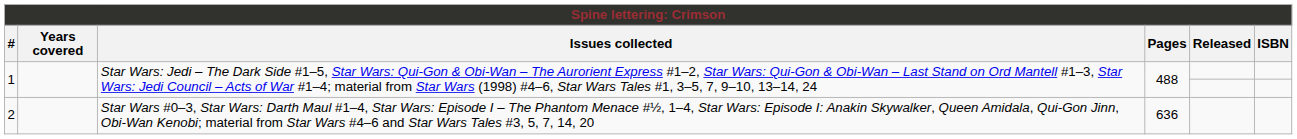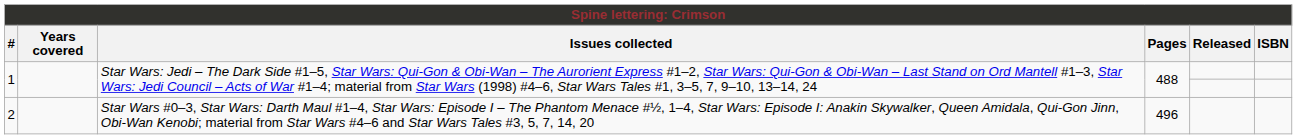(1167, 115) 636 -> (1167, 115) 496
